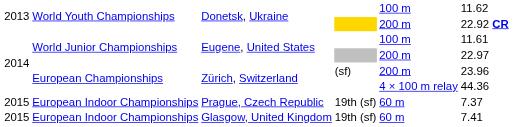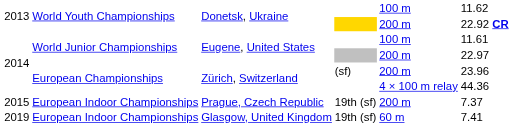(392, 102) 60 m -> (395, 102) 200 m
(17, 118) 2015 -> (17, 118) 2019
